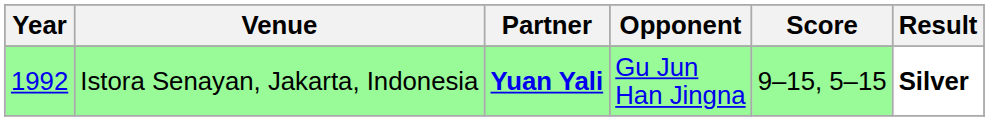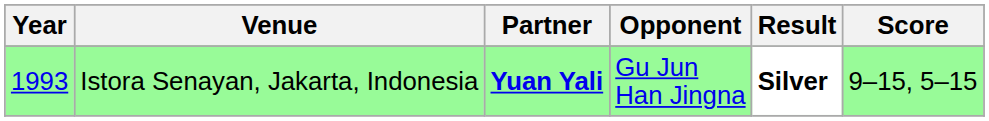columns swapped: (822, 26) <-> (938, 26)
(40, 81) 1992 -> (40, 81) 1993
